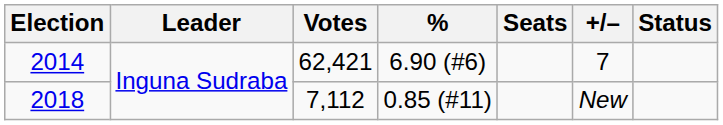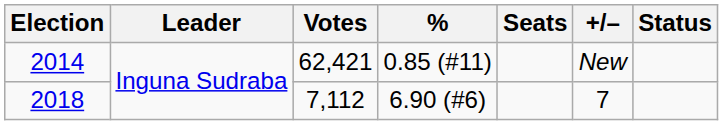(438, 61) 6.90 (#6) -> (438, 61) 0.85 (#11)
(603, 61) 7 -> (603, 61) New
(438, 100) 0.85 (#11) -> (438, 100) 6.90 (#6)
(603, 100) New -> (603, 100) 7
